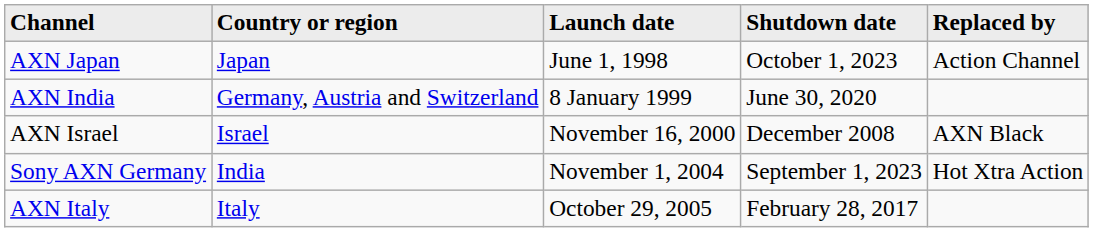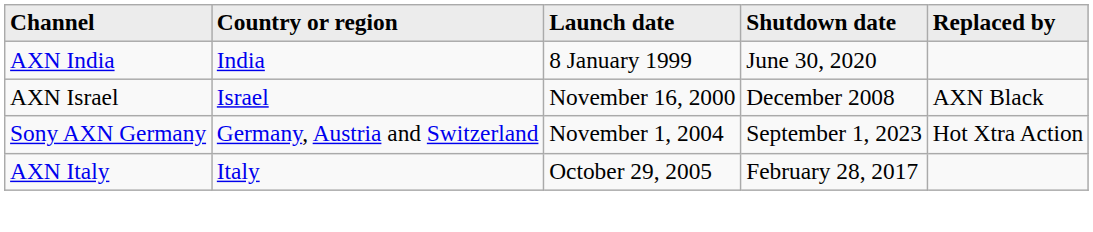- row: (65, 60)
(378, 97) Germany, Austria and Switzerland -> (241, 60) India
(241, 171) India -> (378, 134) Germany, Austria and Switzerland
